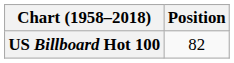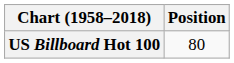(197, 44) 82 -> (197, 44) 80
